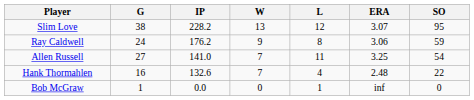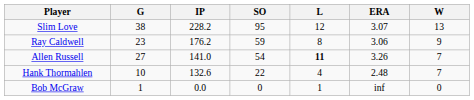columns swapped: (260, 12) <-> (439, 12)
(140, 42) 24 -> (140, 42) 23
(320, 57) normal -> (320, 57) bold
(379, 57) 3.25 -> (379, 57) 3.26
(140, 73) 16 -> (140, 73) 10
